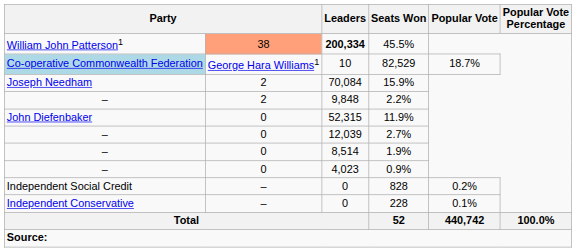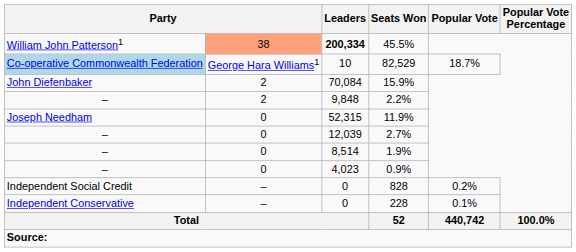(49, 83) Joseph Needham -> (49, 83) John Diefenbaker
(49, 117) John Diefenbaker -> (49, 117) Joseph Needham
